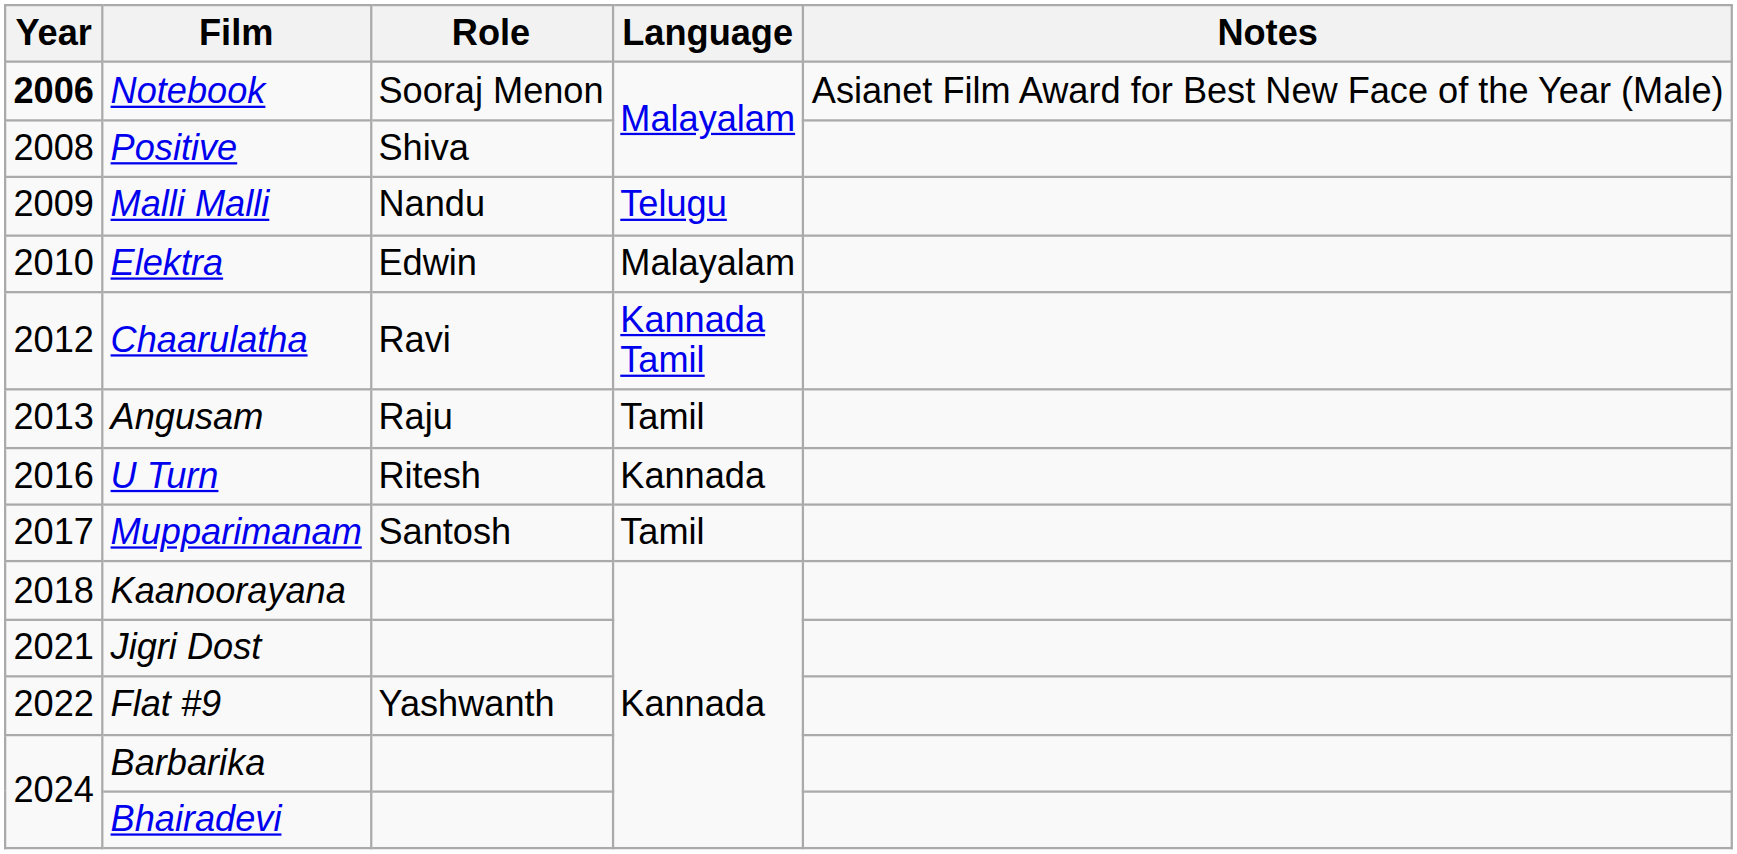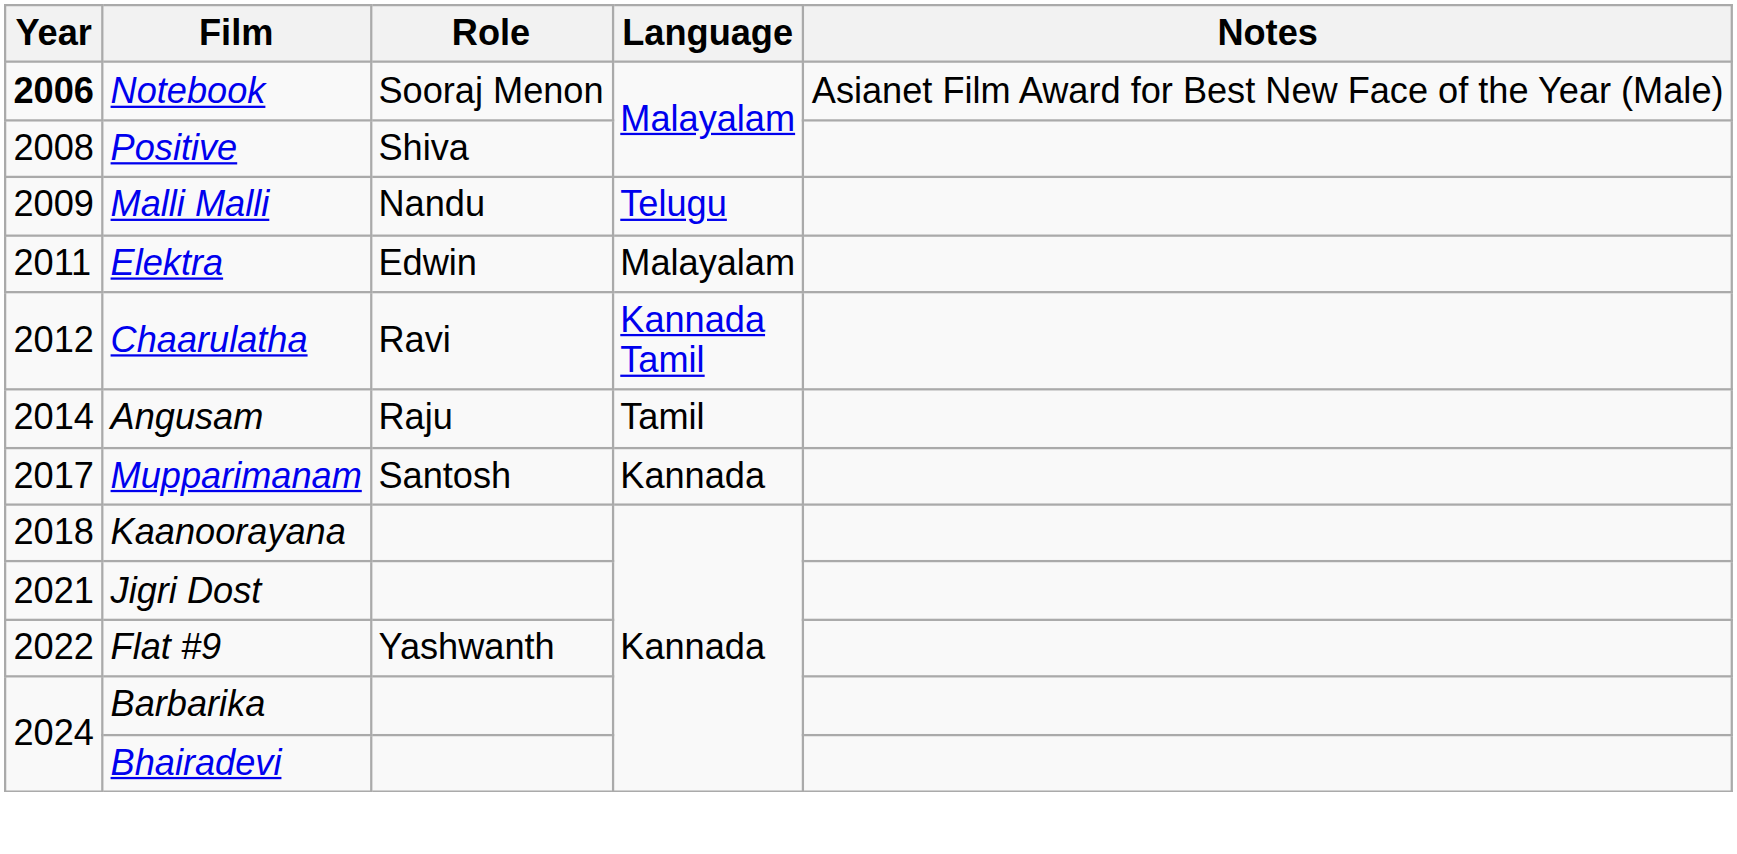(54, 262) 2010 -> (52, 262) 2011
(54, 417) 2013 -> (54, 417) 2014
- row: (164, 475)
(662, 532) Tamil -> (693, 475) Kannada
